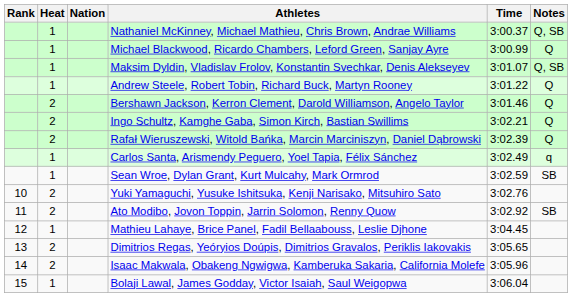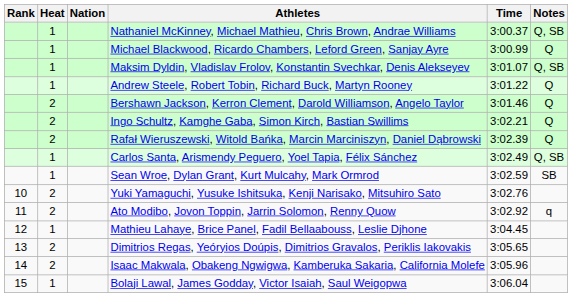(549, 157) q -> (549, 157) Q, SB
(549, 211) SB -> (549, 211) q
